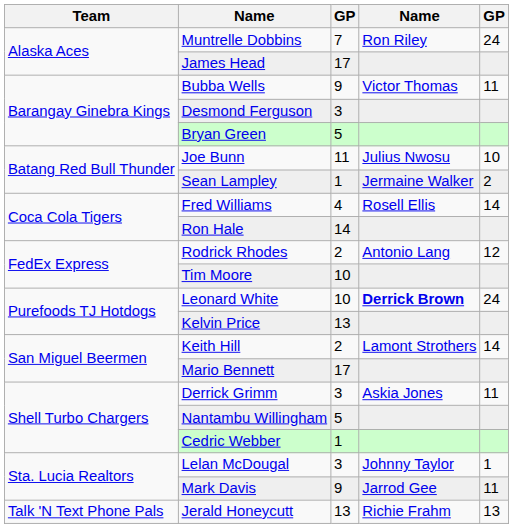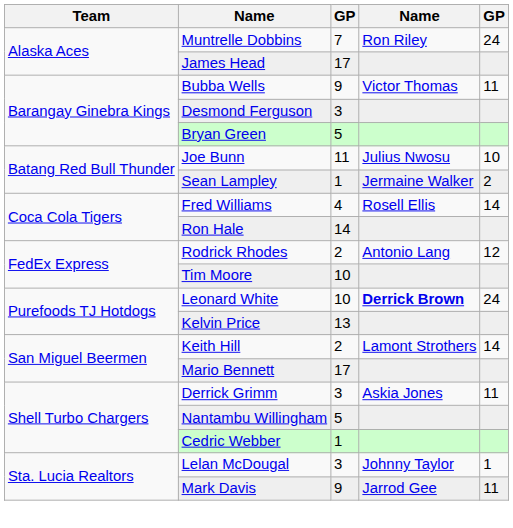- row: (237, 511)
